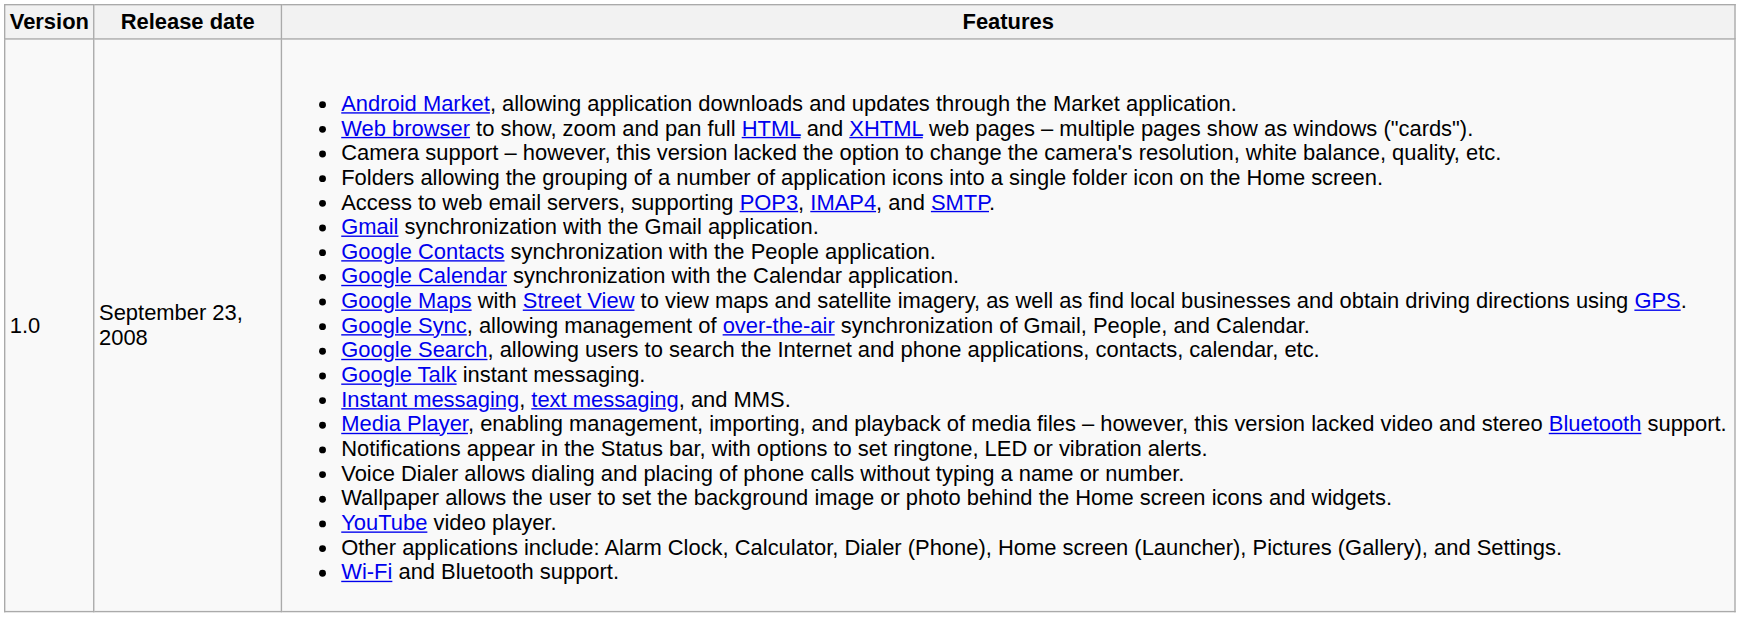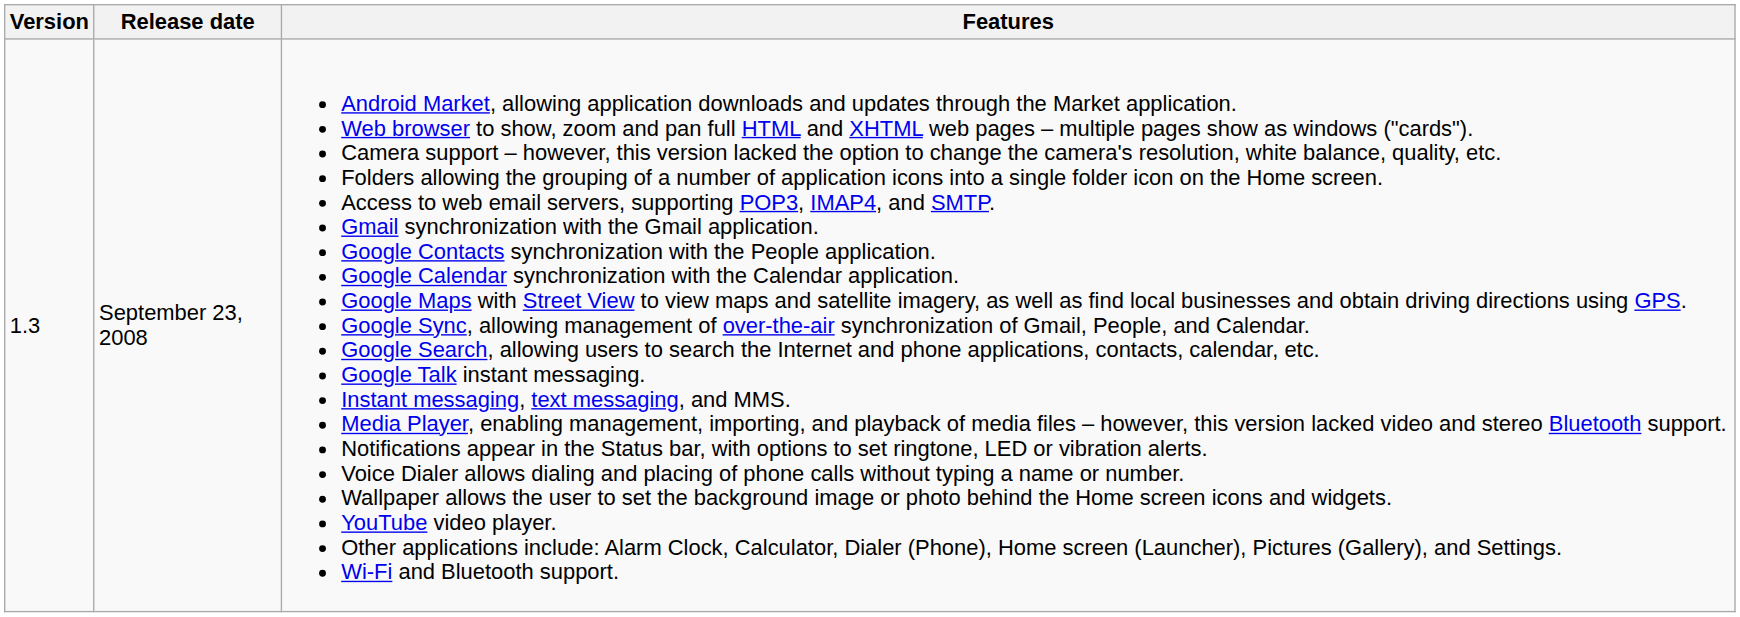(25, 325) 1.0 -> (25, 325) 1.3
